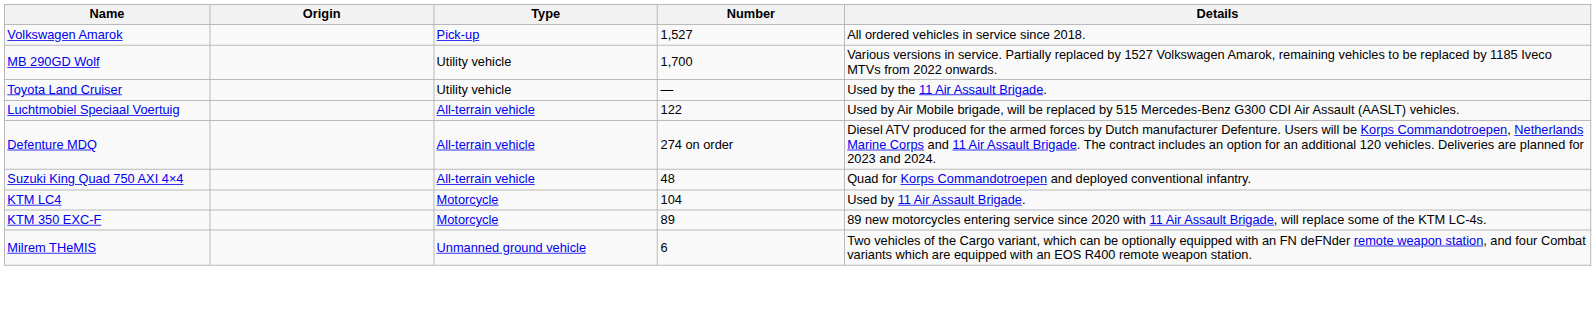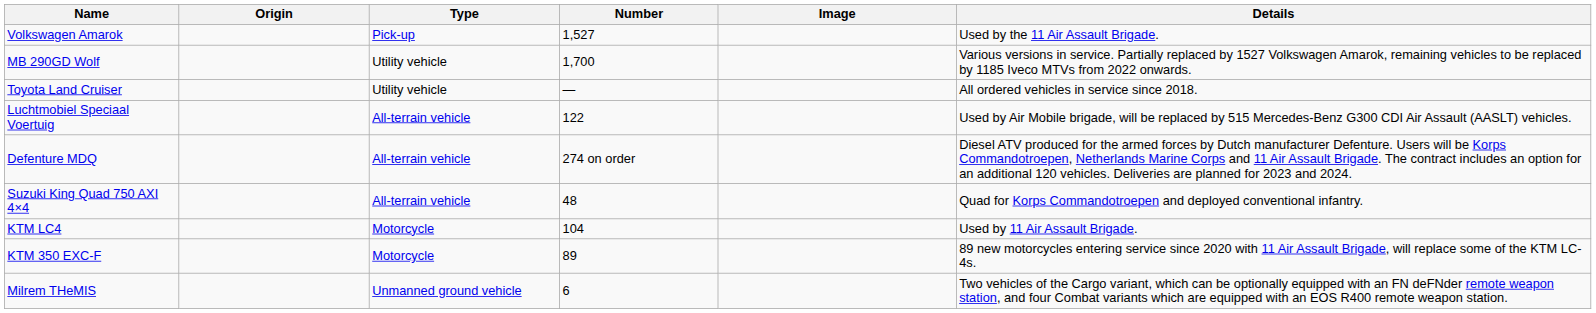+ column: (837, 14)
(966, 34) All ordered vehicles in service since 2018. -> (1059, 34) Used by the 11 Air Assault Brigade.
(947, 89) Used by the 11 Air Assault Brigade. -> (1078, 89) All ordered vehicles in service since 2018.
